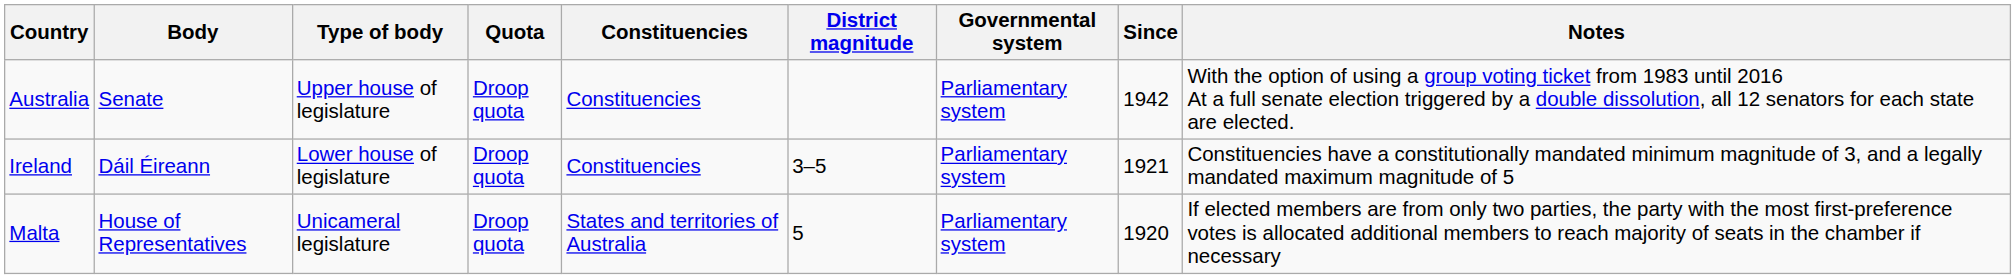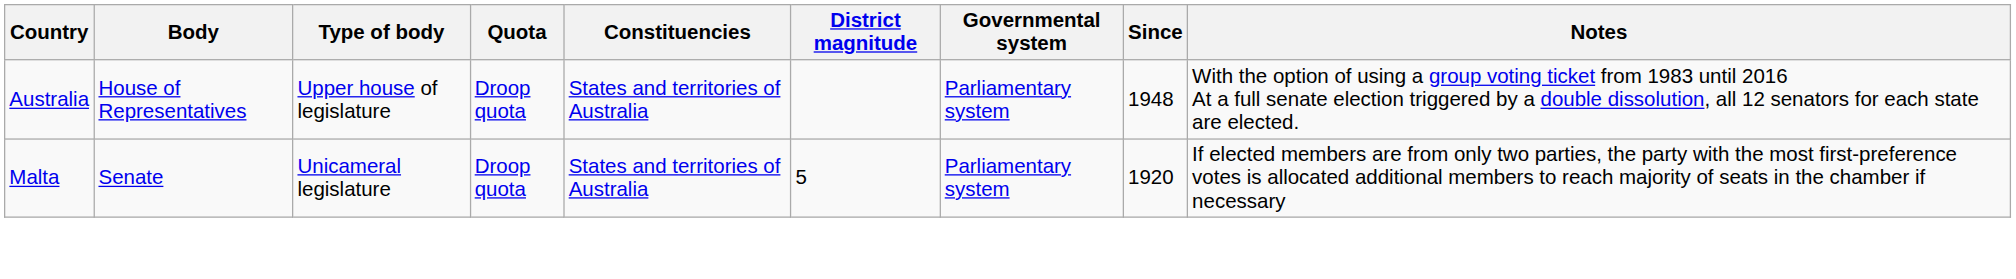(131, 99) Senate -> (172, 99) House of Representatives
(634, 99) Constituencies -> (675, 99) States and territories of Australia
(1146, 99) 1942 -> (1151, 99) 1948
- row: (41, 166)
(172, 233) House of Representatives -> (131, 177) Senate
